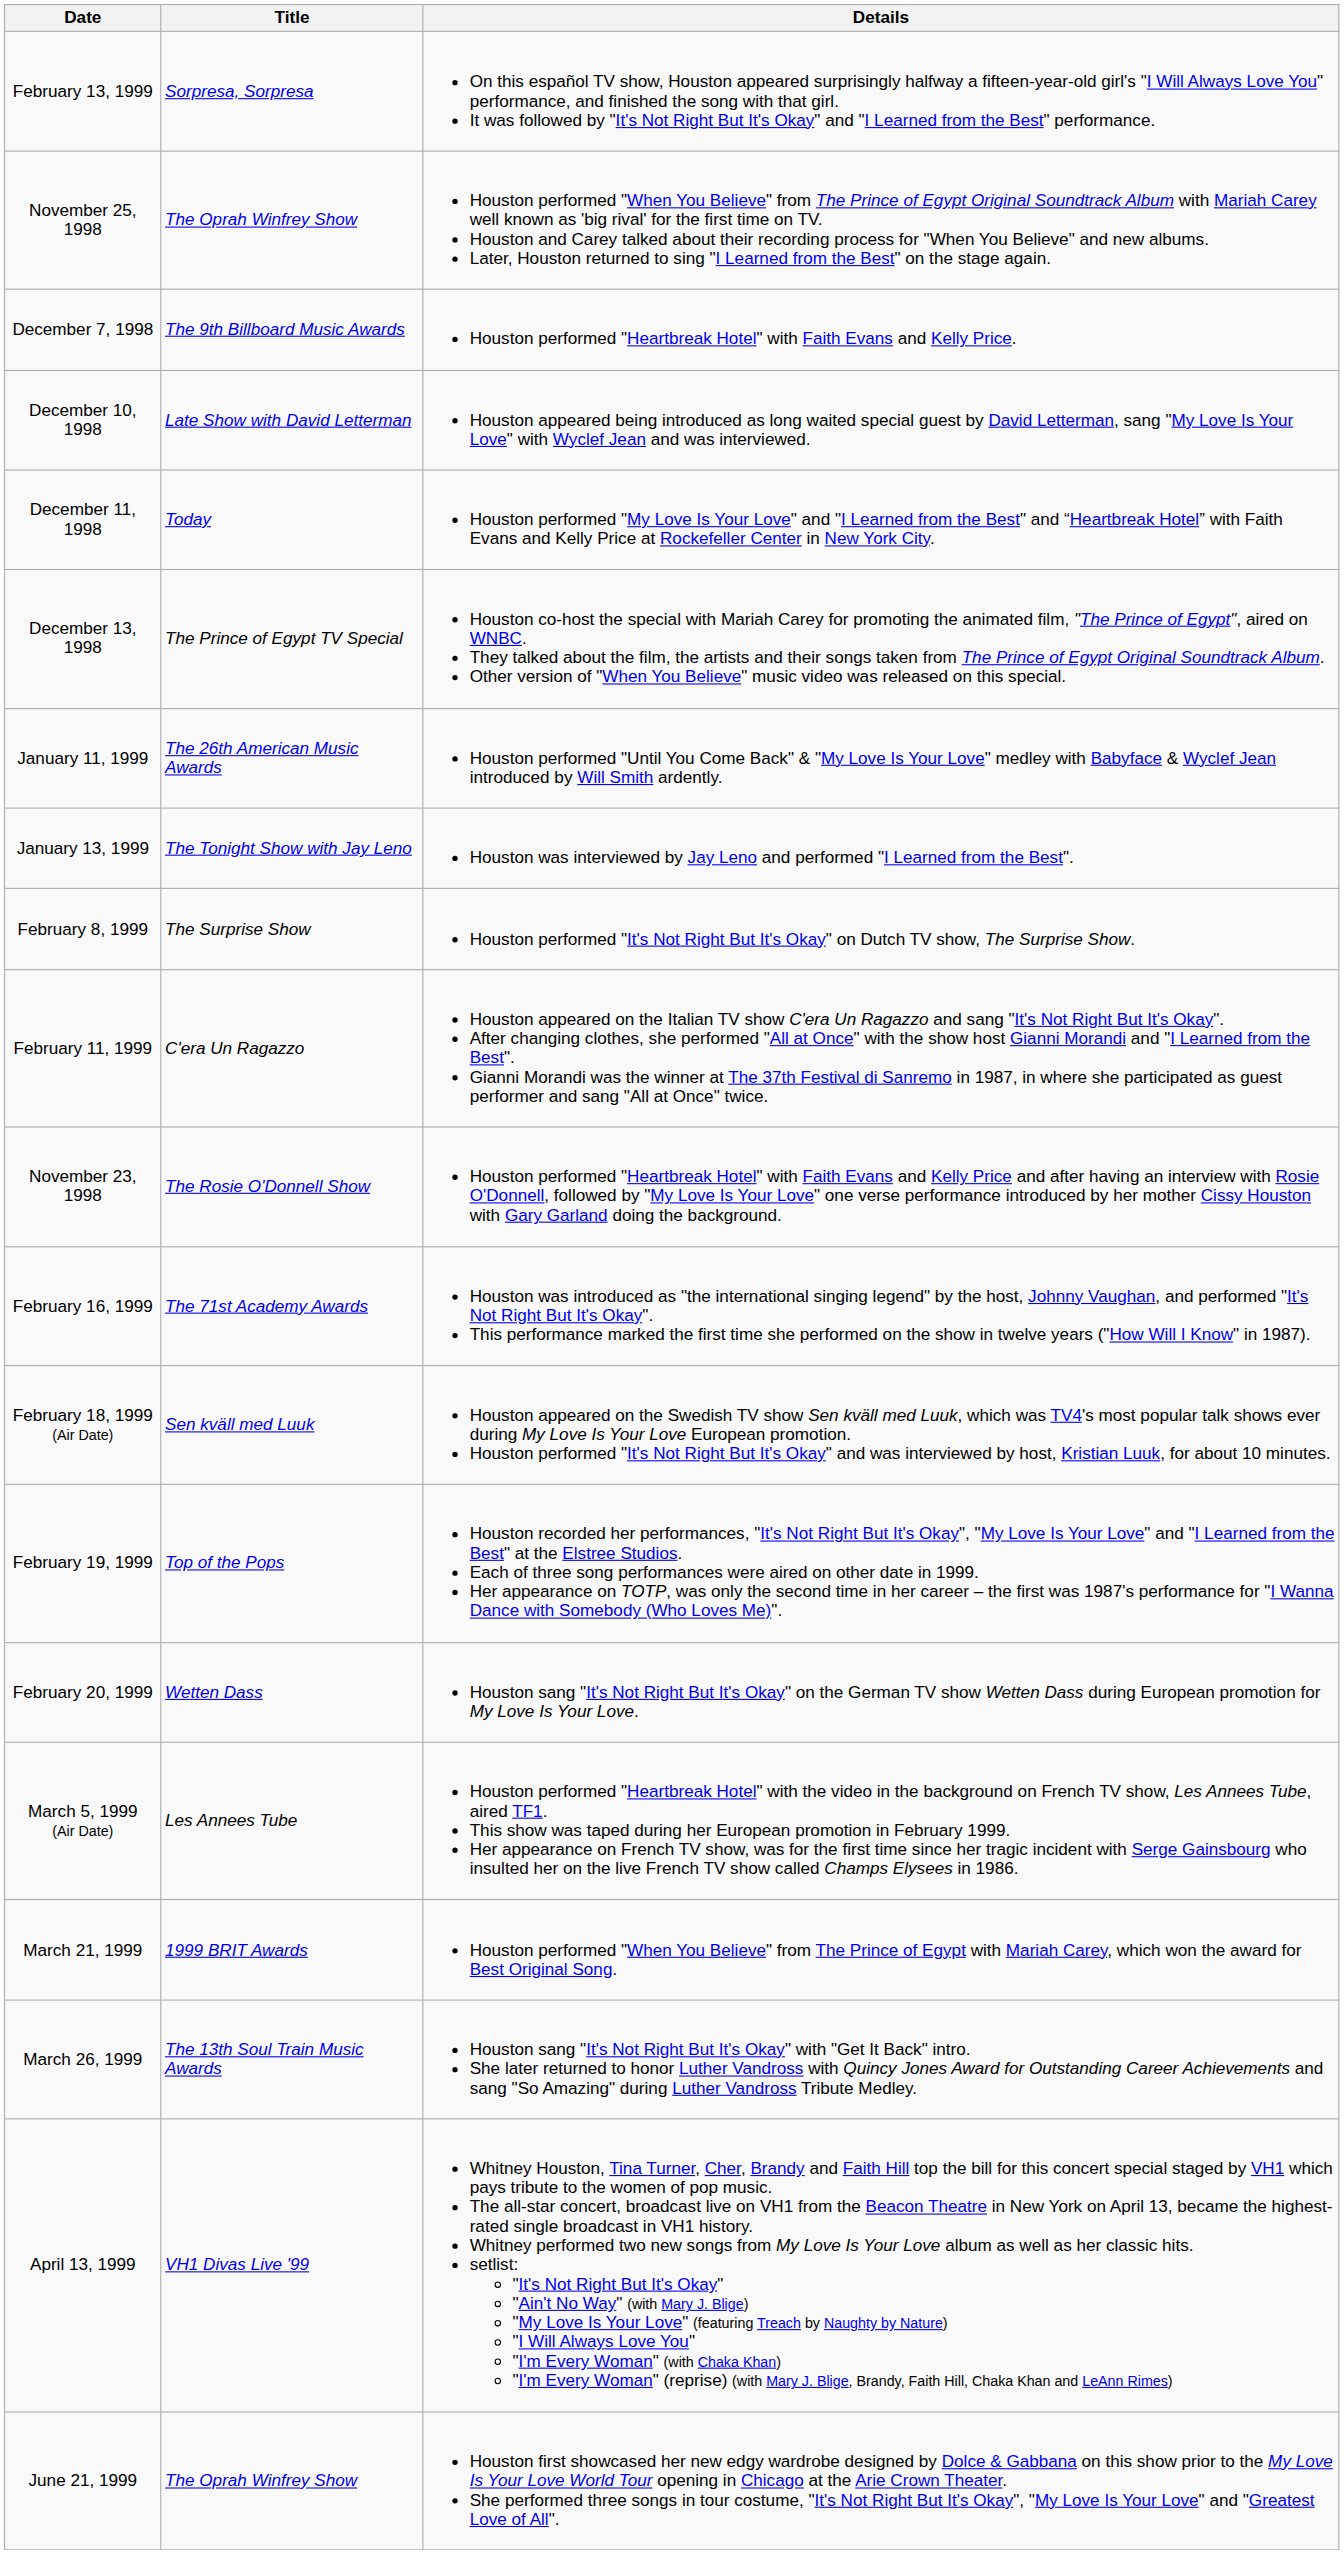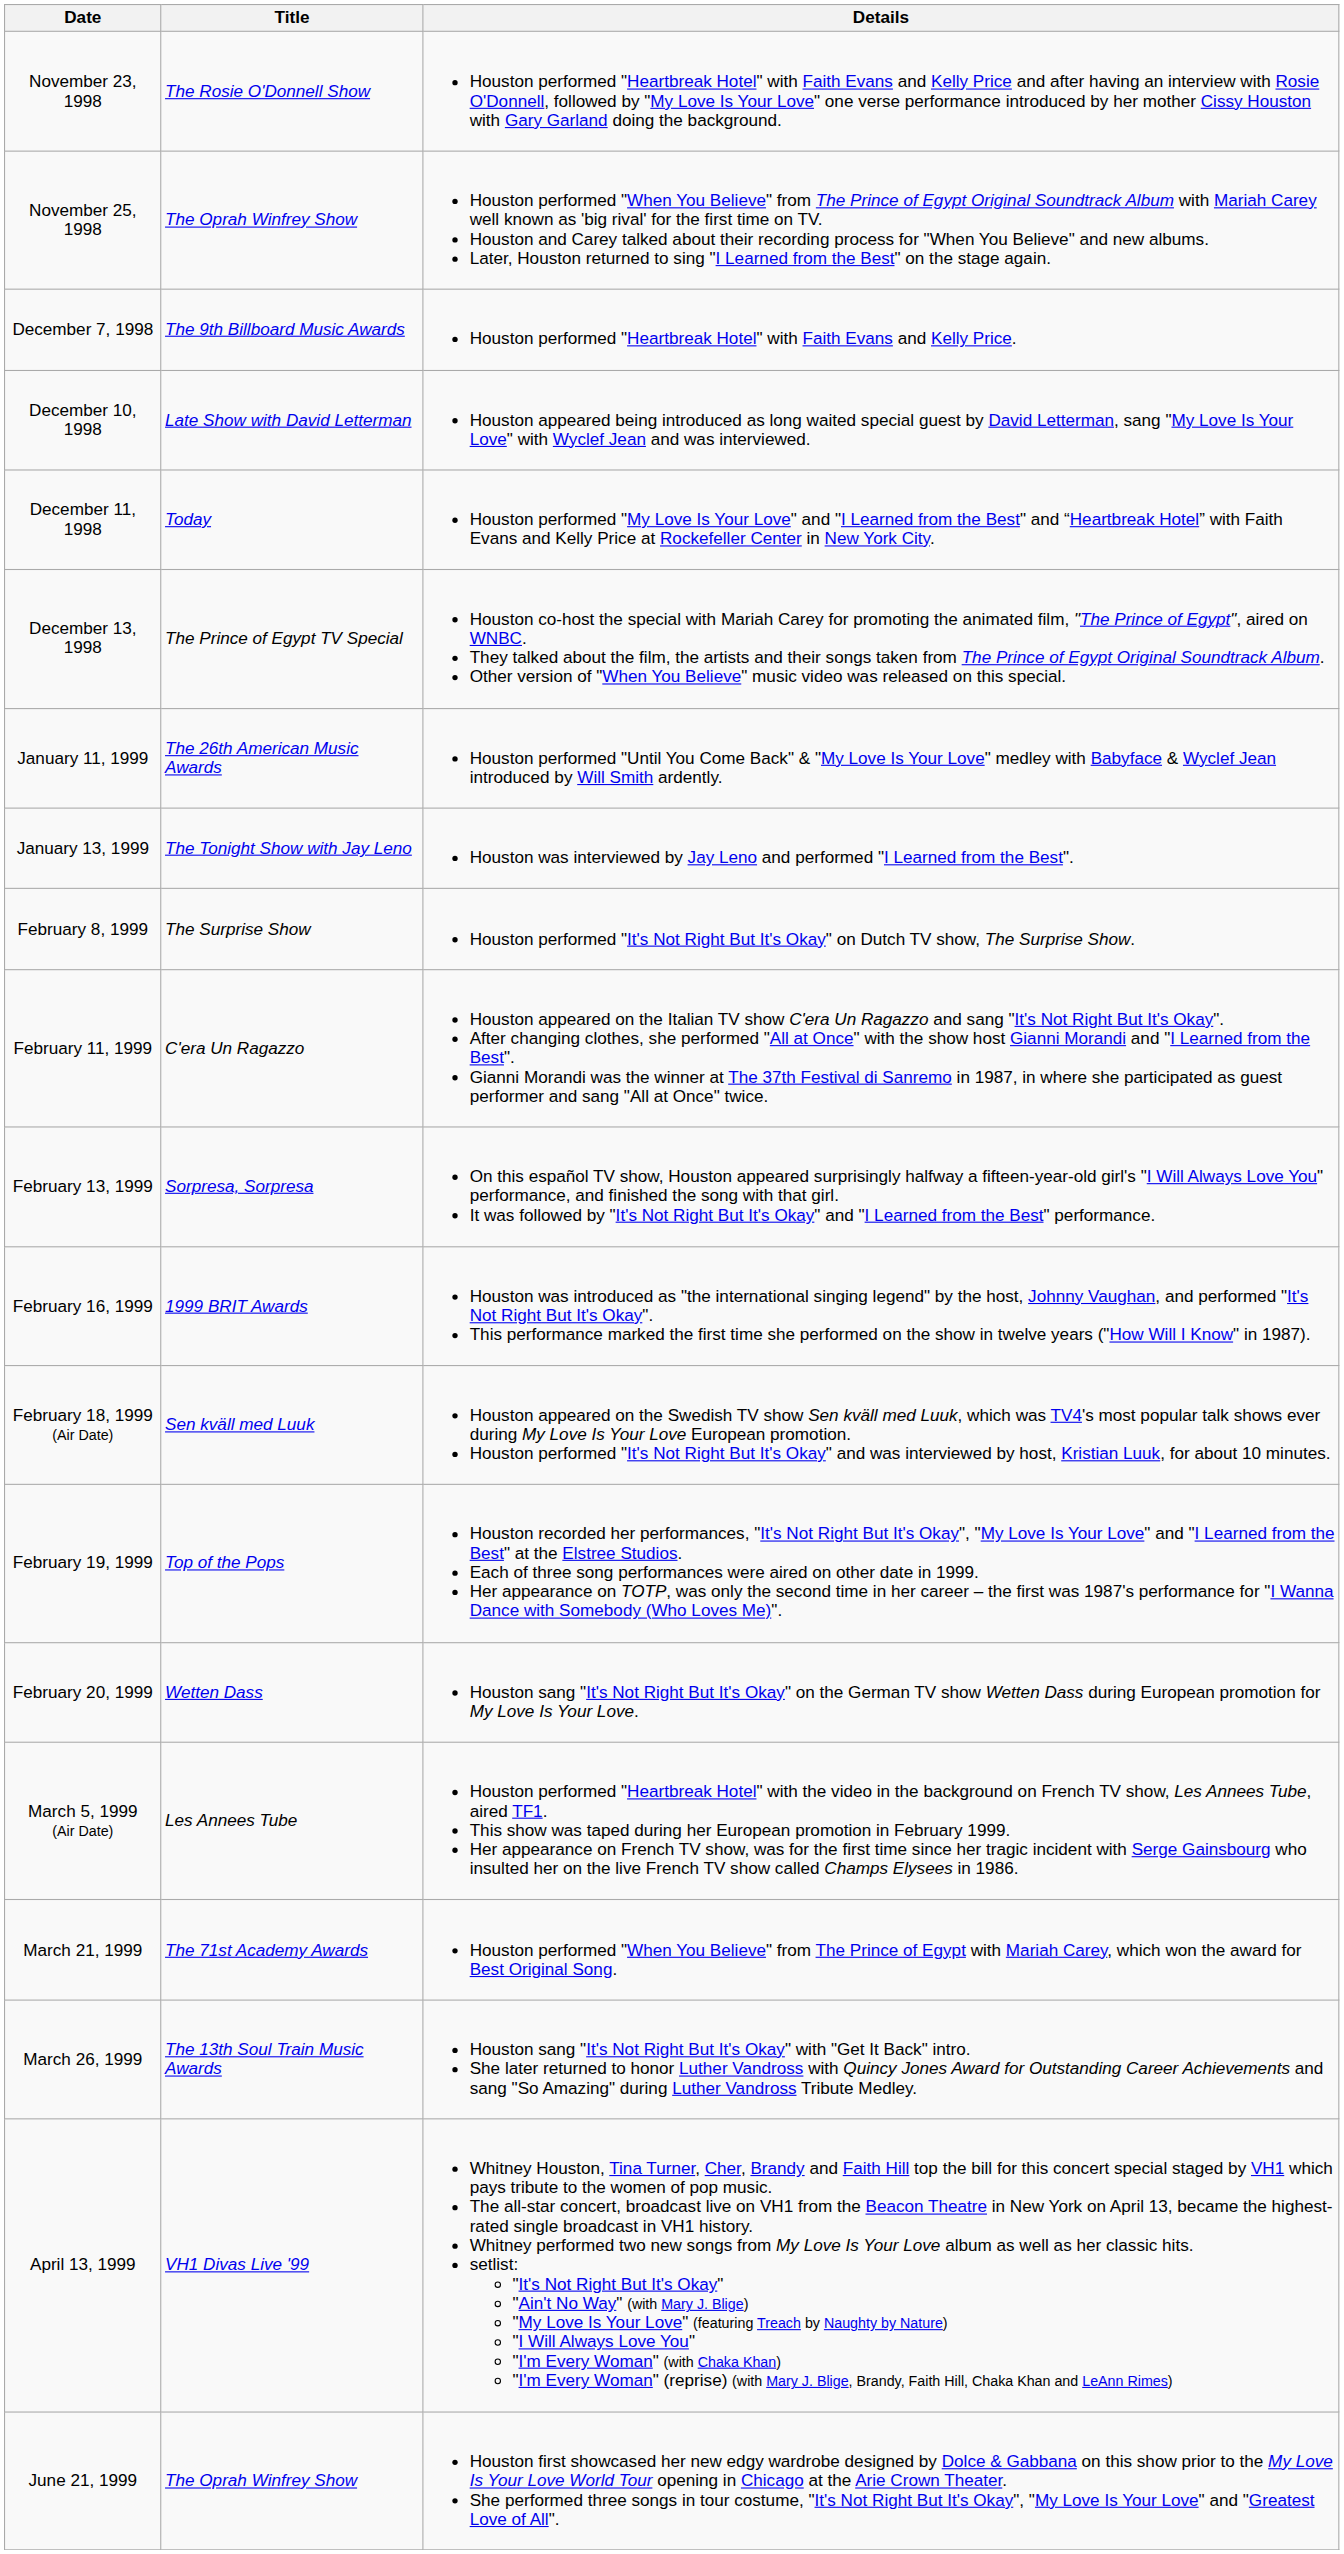rows swapped: (83, 1186) <-> (83, 91)
(267, 1305) The 71st Academy Awards -> (236, 1305) 1999 BRIT Awards
(236, 1949) 1999 BRIT Awards -> (267, 1949) The 71st Academy Awards
